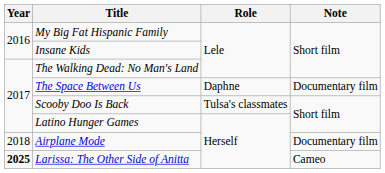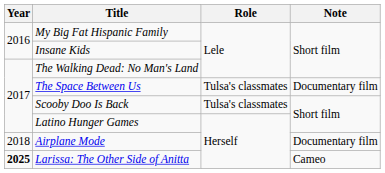(222, 86) Daphne -> (246, 86) Tulsa's classmates
